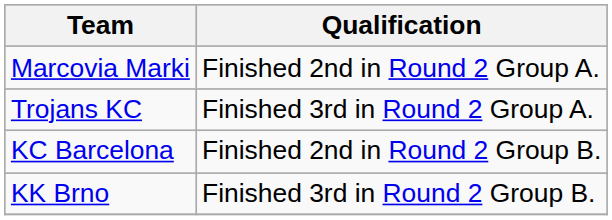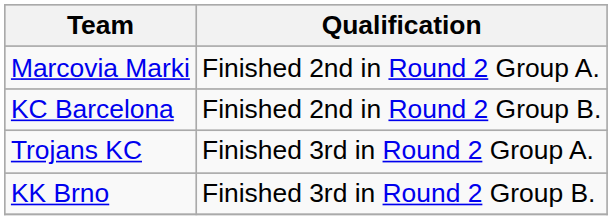rows swapped: (76, 109) <-> (92, 151)
